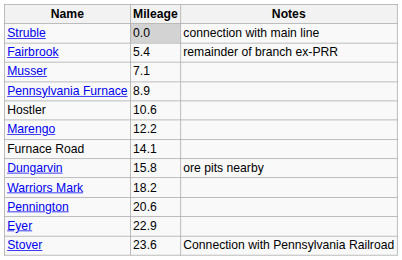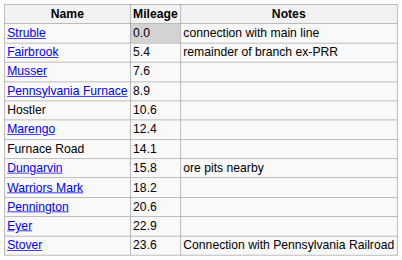(142, 71) 7.1 -> (142, 71) 7.6
(145, 129) 12.2 -> (145, 129) 12.4
